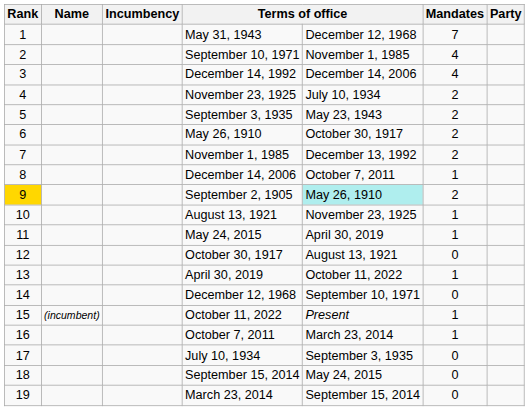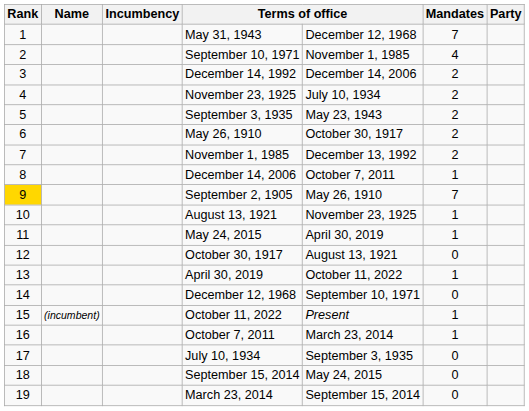(455, 74) 4 -> (455, 74) 2
(344, 194) paleturquoise background -> (344, 194) no background
(455, 194) 2 -> (455, 194) 7
